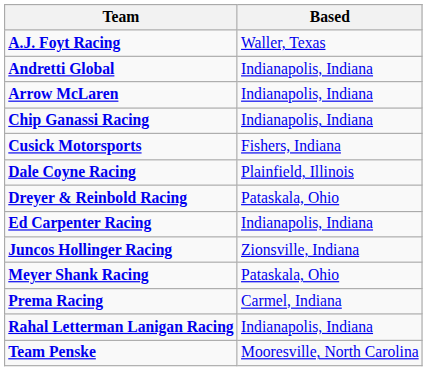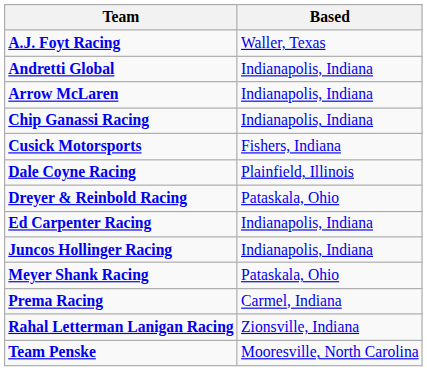(300, 249) Zionsville, Indiana -> (307, 249) Indianapolis, Indiana
(307, 326) Indianapolis, Indiana -> (300, 326) Zionsville, Indiana
